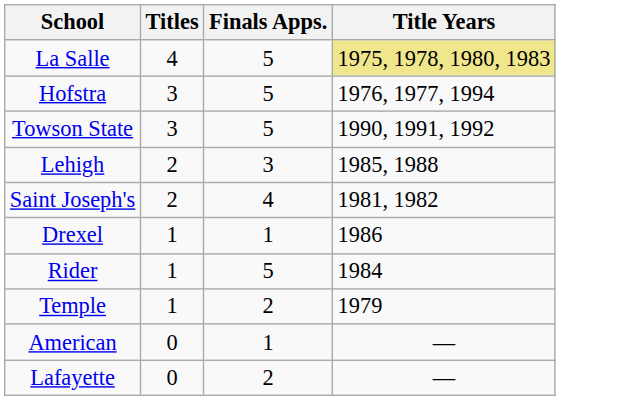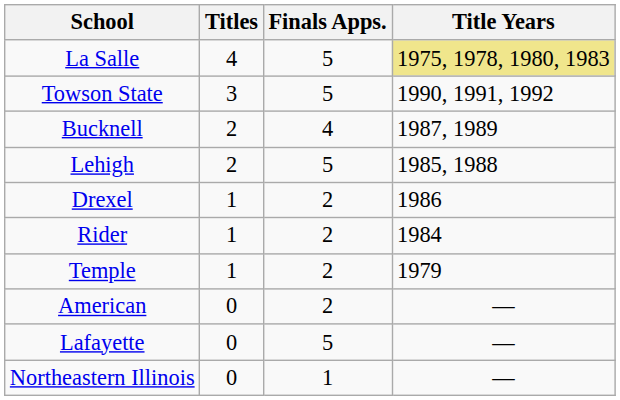- row: (73, 93)
+ row: (102, 128)
(268, 164) 3 -> (328, 164) 5
- row: (73, 199)
(268, 235) 1 -> (328, 199) 2
(268, 270) 5 -> (328, 235) 2
(268, 341) 1 -> (328, 306) 2
(268, 377) 2 -> (328, 341) 5
+ row: (102, 377)
